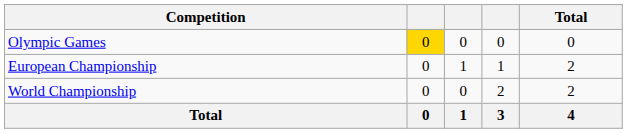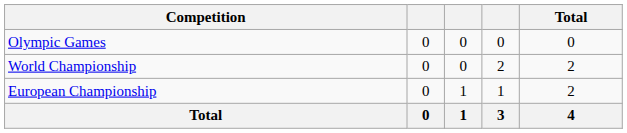(426, 41) gold background -> (426, 41) no background
rows swapped: (72, 91) <-> (82, 66)
